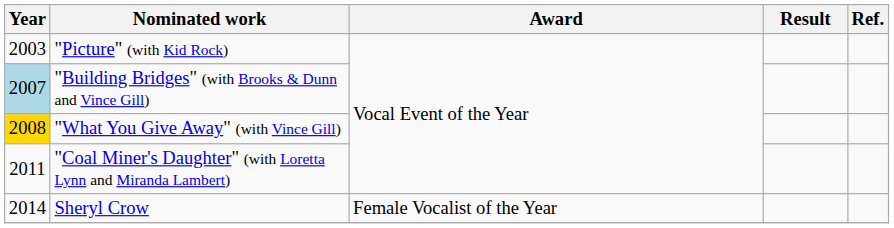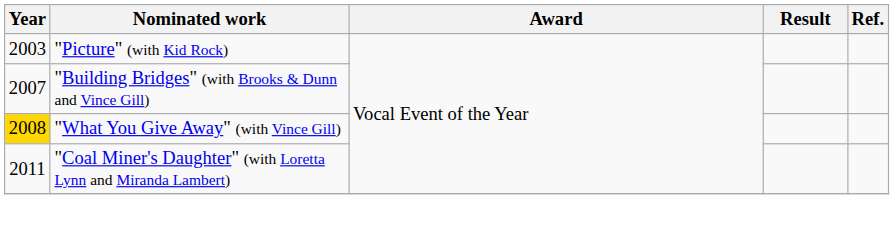(27, 88) lightblue background -> (27, 88) no background
- row: (102, 208)
